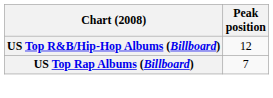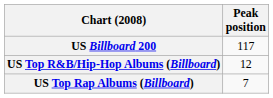+ row: (114, 45)
